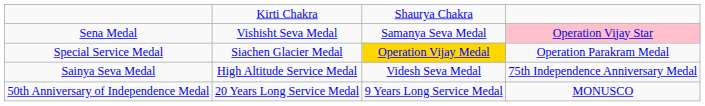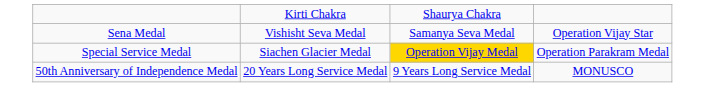(603, 33) pink background -> (603, 33) no background
- row: (108, 71)
